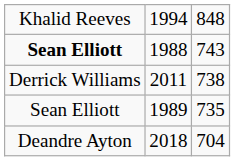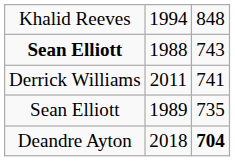(211, 79) 738 -> (211, 79) 741
(211, 140) normal -> (211, 140) bold
